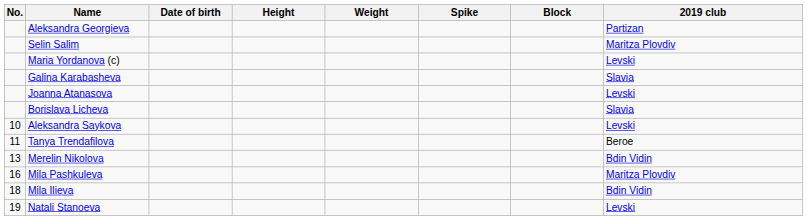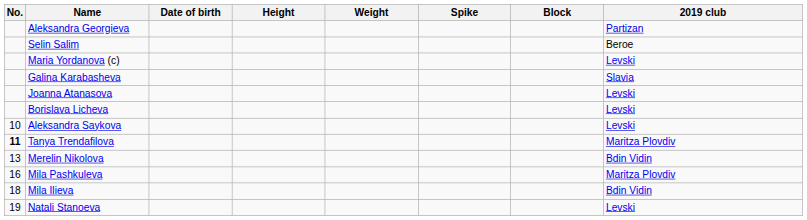(641, 45) Maritza Plovdiv -> (620, 45) Beroe
(620, 110) Slavia -> (620, 110) Levski
(15, 142) normal -> (15, 142) bold
(620, 142) Beroe -> (641, 142) Maritza Plovdiv
